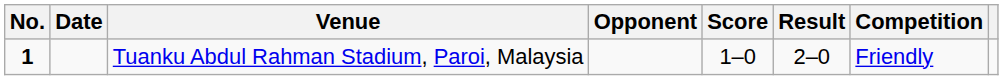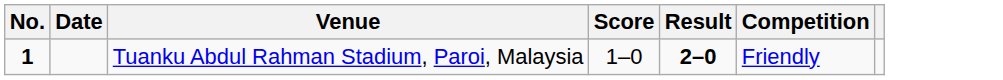- column: (645, 21)
(812, 56) normal -> (698, 56) bold
